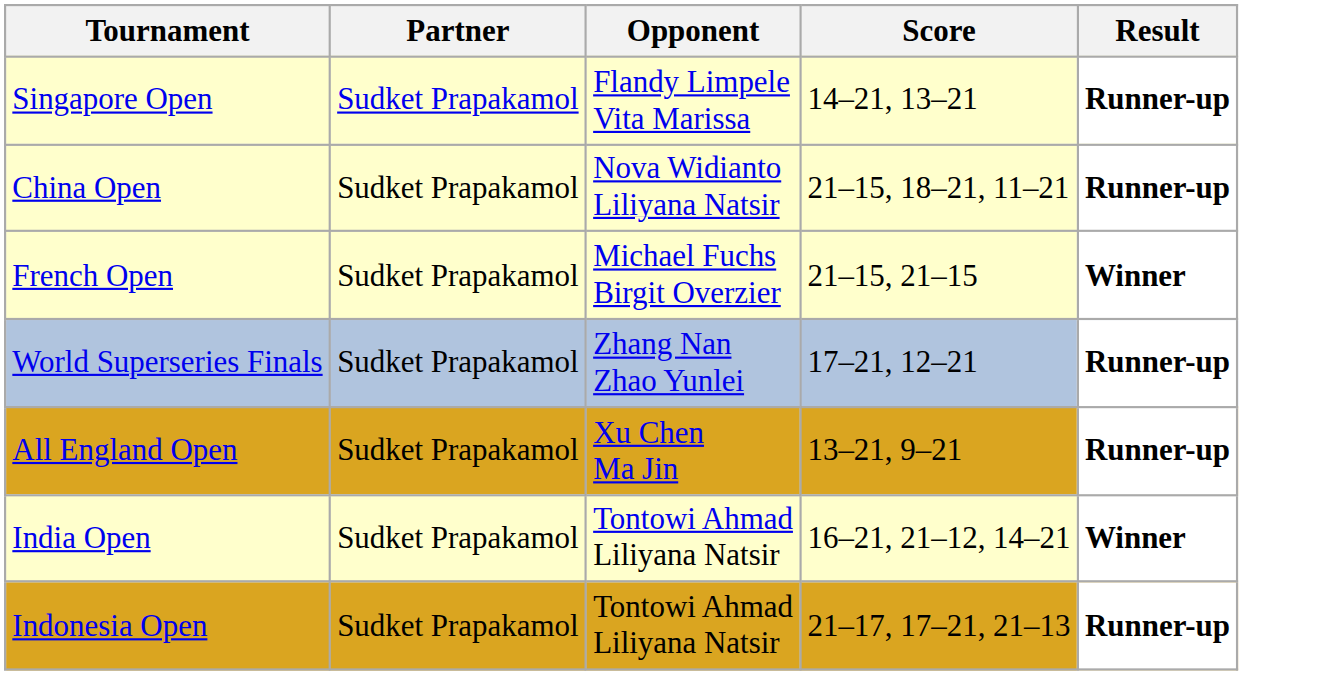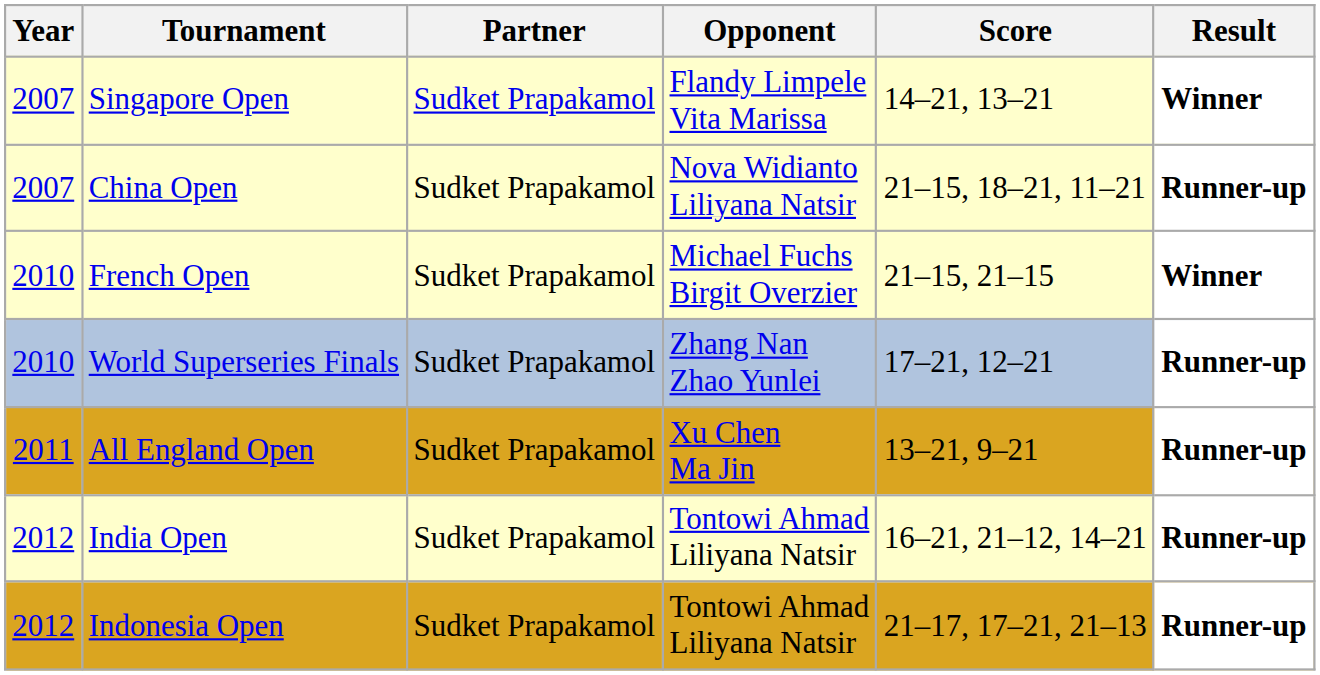+ column: (43, 30)
(1157, 99) Runner-up -> (1212, 99) Winner
(1135, 537) Winner -> (1234, 537) Runner-up
